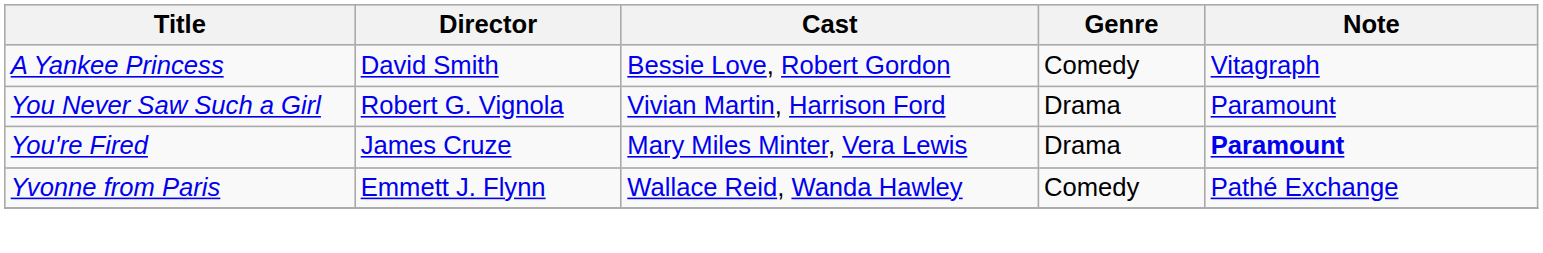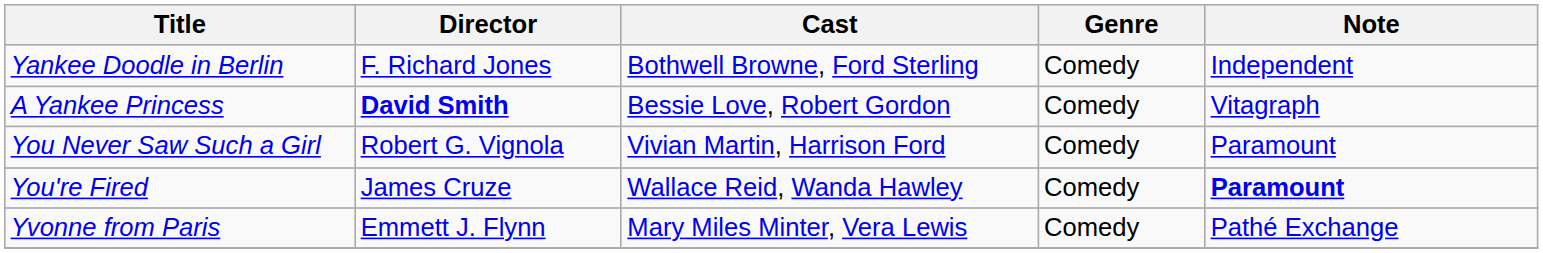+ row: (147, 65)
(430, 65) normal -> (435, 106) bold
(1082, 106) Drama -> (1092, 146) Comedy
(797, 146) Mary Miles Minter, Vera Lewis -> (795, 187) Wallace Reid, Wanda Hawley
(1082, 146) Drama -> (1092, 187) Comedy
(795, 187) Wallace Reid, Wanda Hawley -> (797, 227) Mary Miles Minter, Vera Lewis
